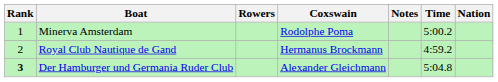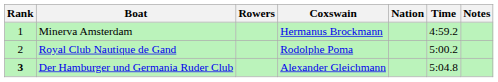columns swapped: (474, 13) <-> (405, 13)
(317, 31) Rodolphe Poma -> (332, 31) Hermanus Brockmann
(438, 31) 5:00.2 -> (444, 31) 4:59.2
(332, 49) Hermanus Brockmann -> (317, 49) Rodolphe Poma
(438, 49) 4:59.2 -> (444, 49) 5:00.2
